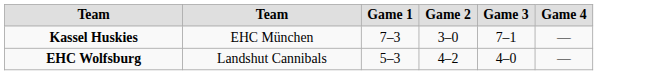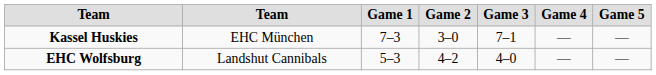+ column: (622, 15)
